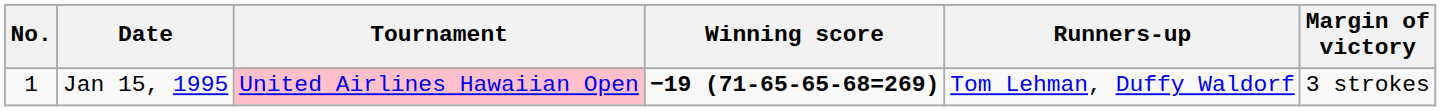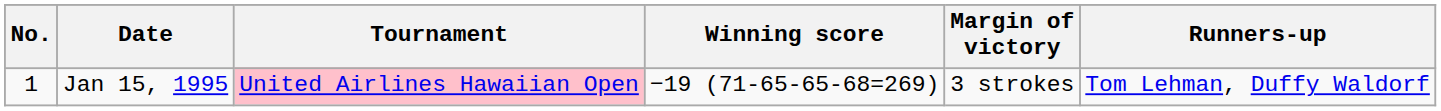columns swapped: (1368, 37) <-> (1123, 37)
(795, 87) bold -> (795, 87) normal
